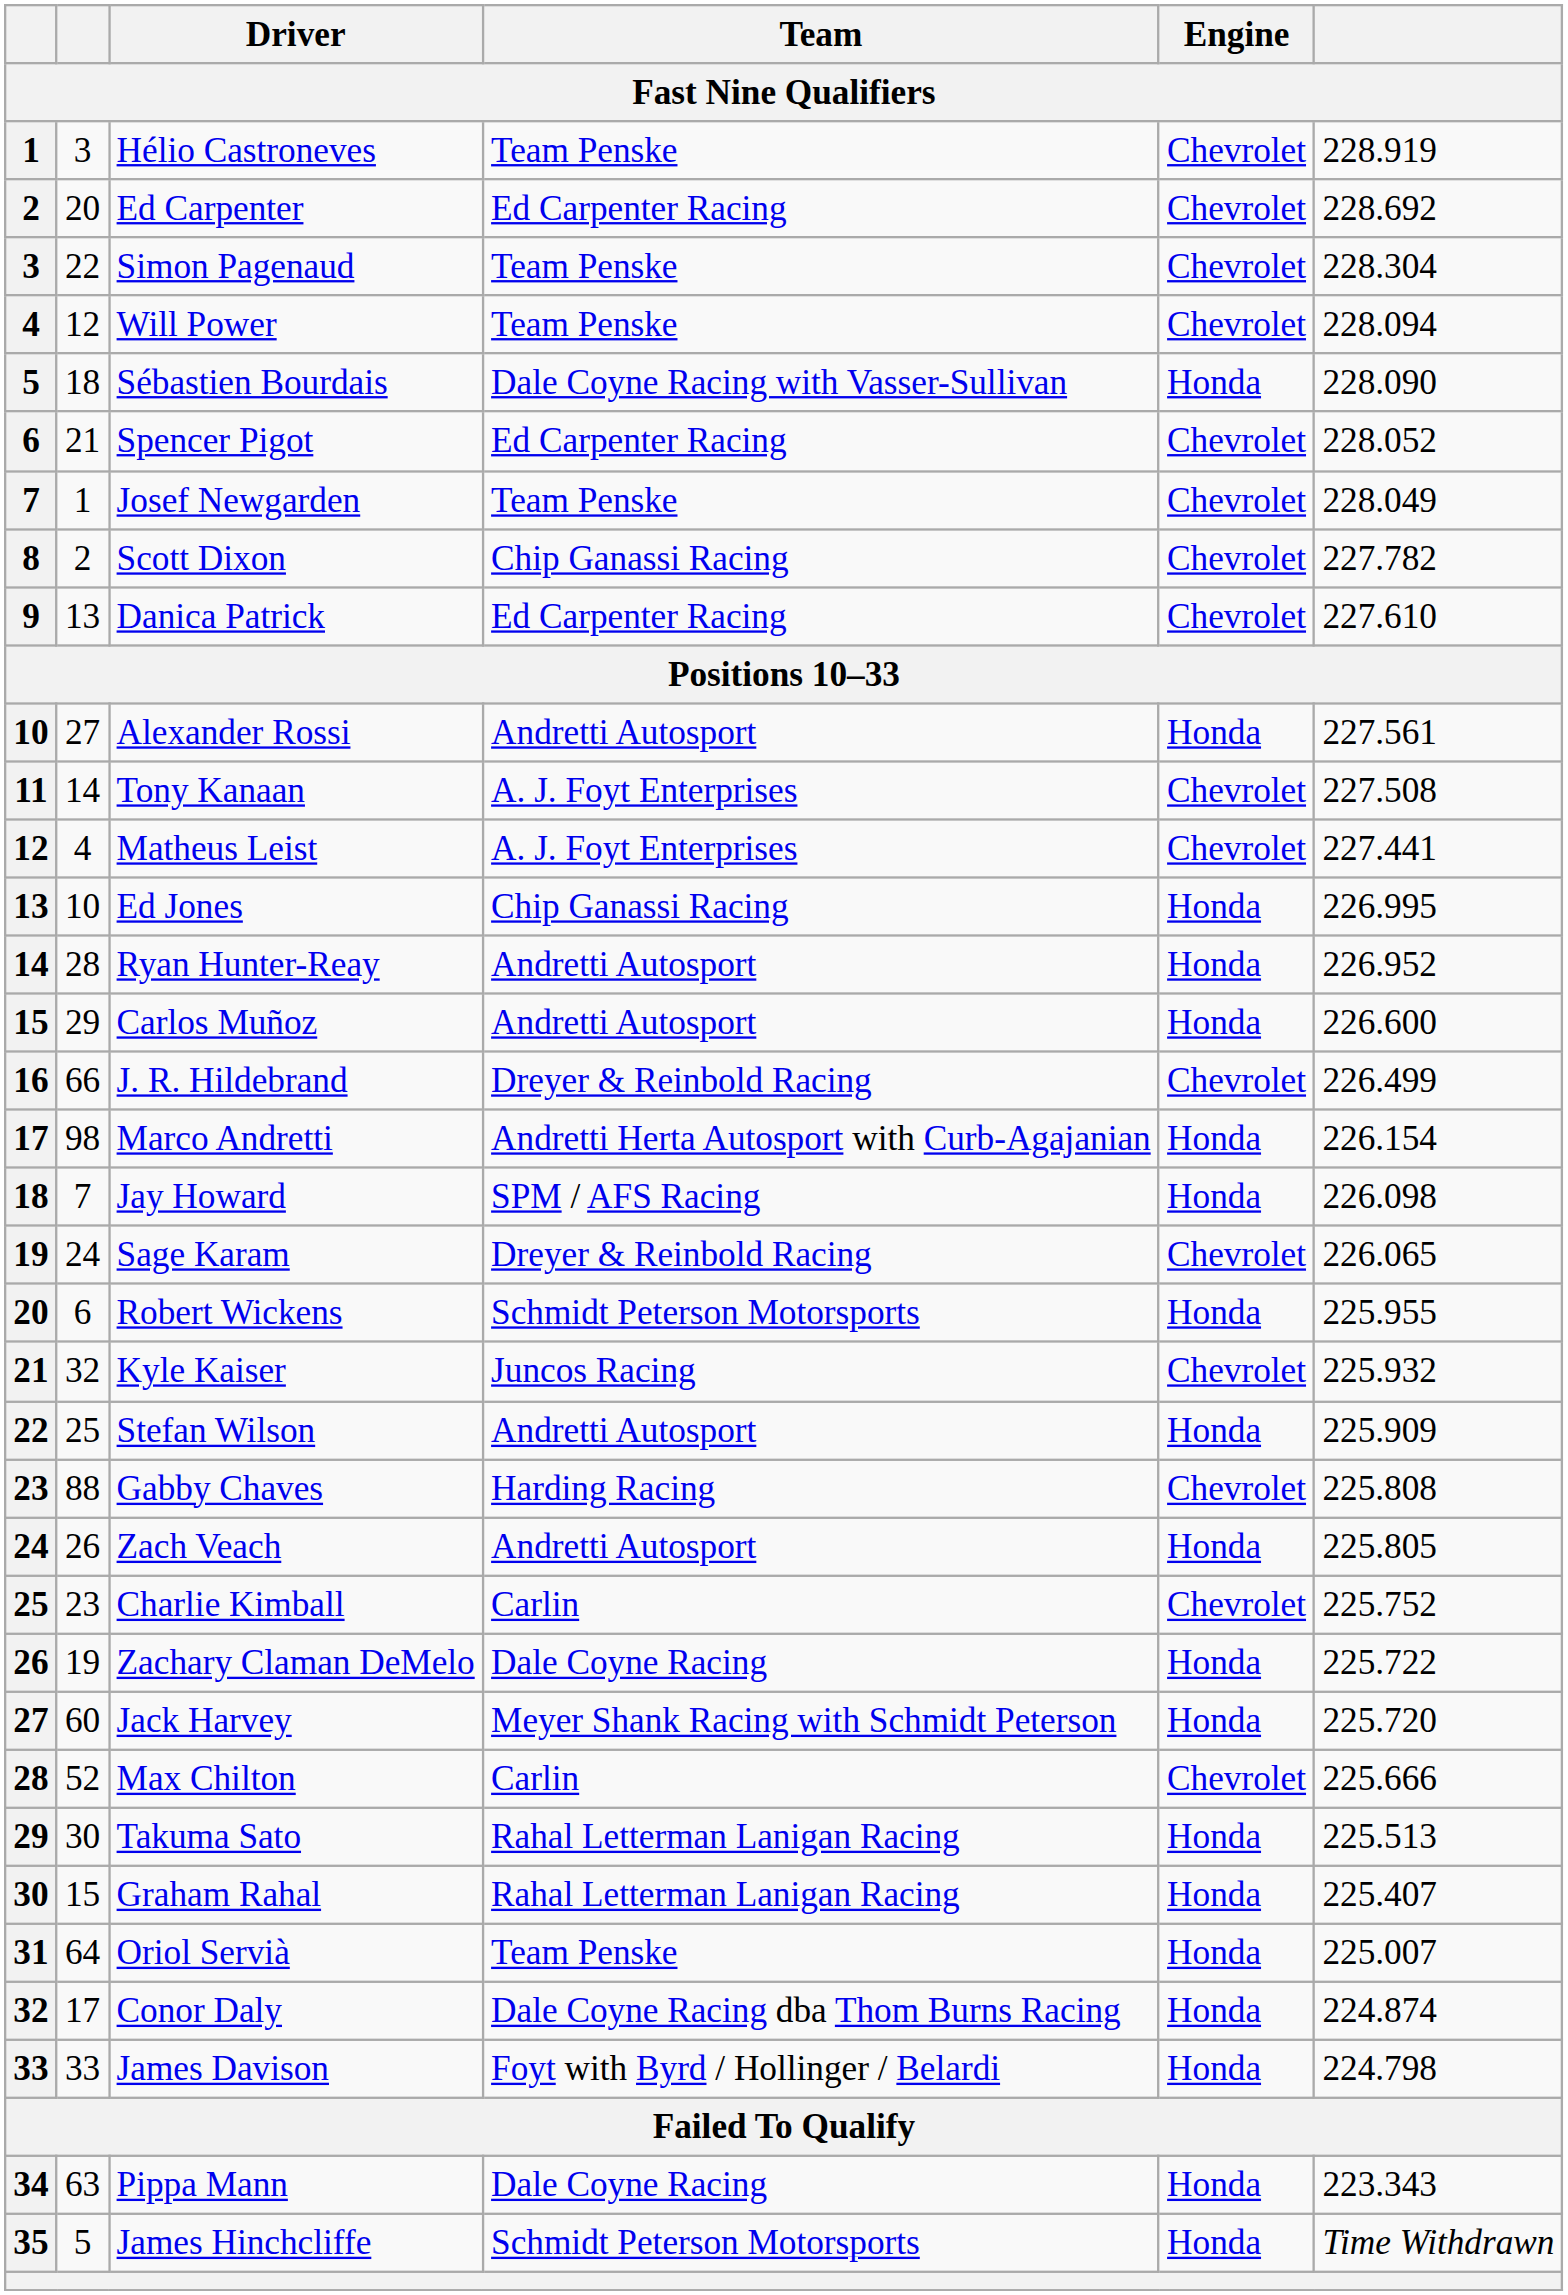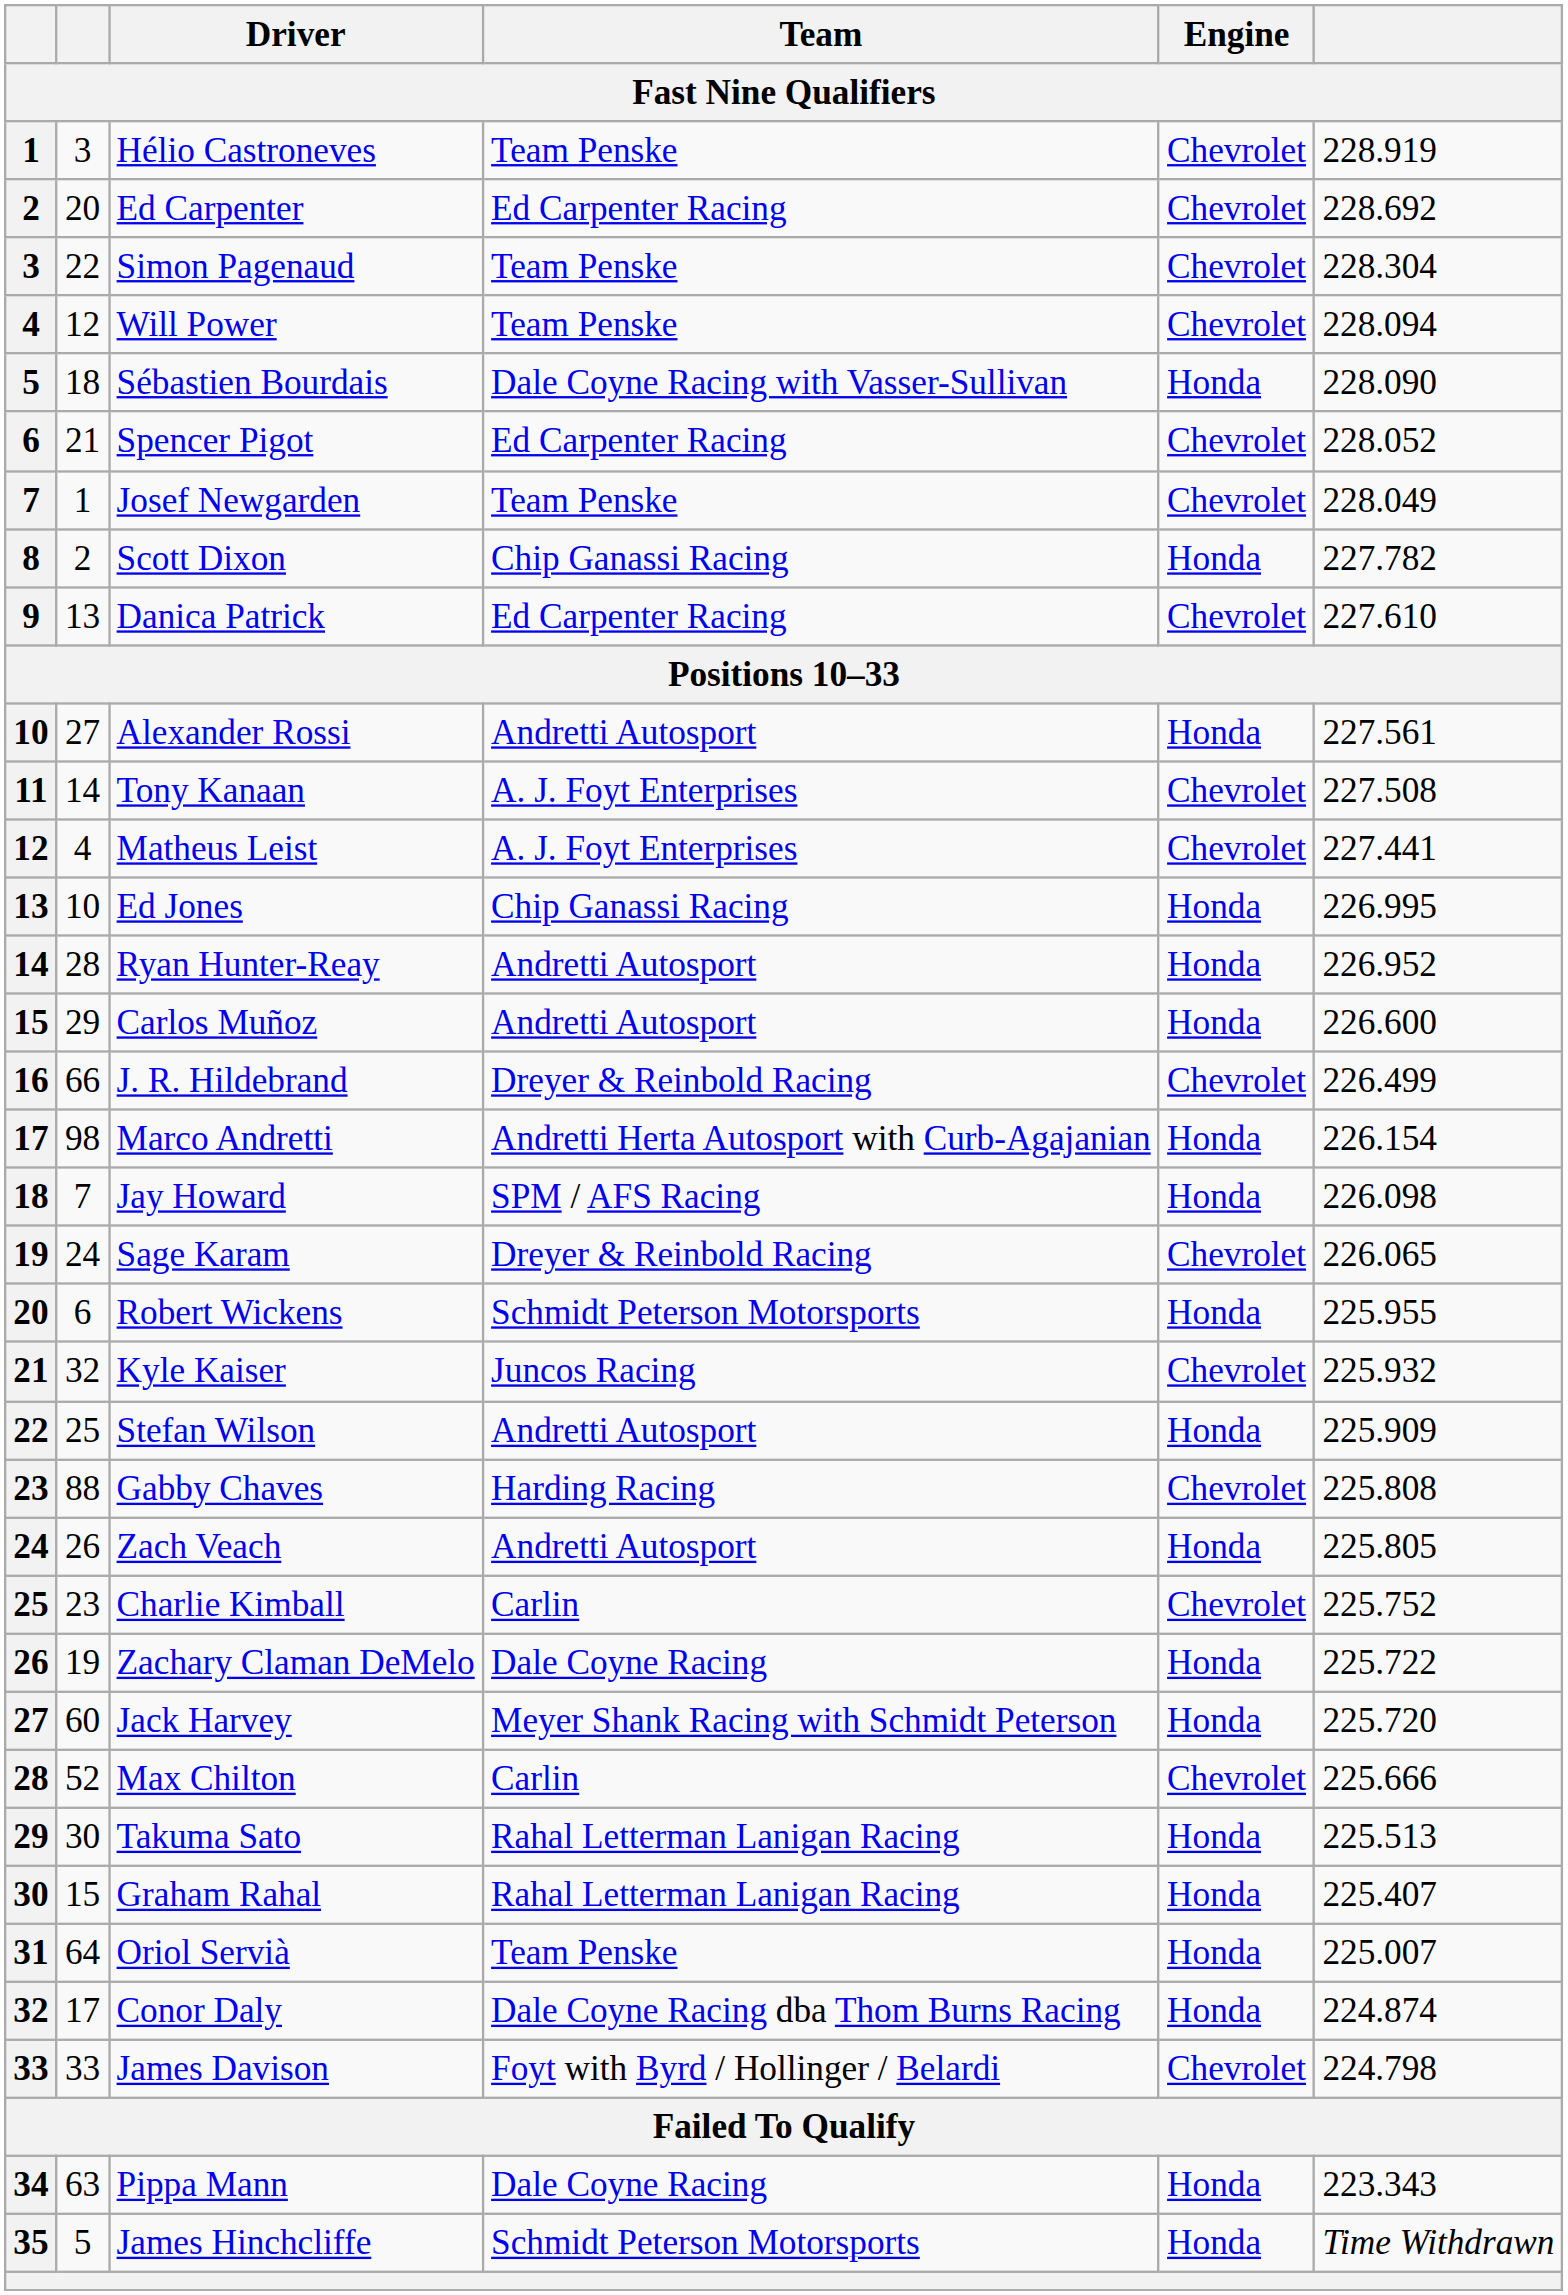(1237, 557) Chevrolet -> (1214, 557) Honda
(1214, 2068) Honda -> (1237, 2068) Chevrolet
